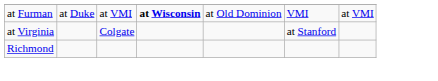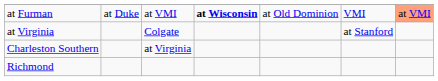(358, 13) no background -> (414, 13) lightsalmon background
+ row: (53, 48)
